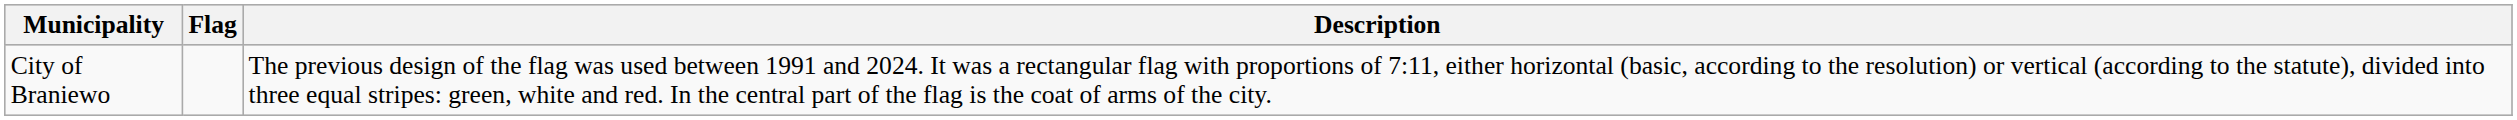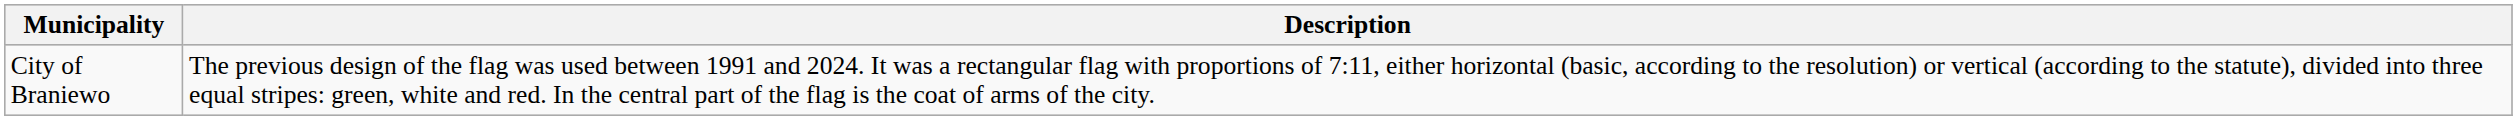- column: (213, 24)
